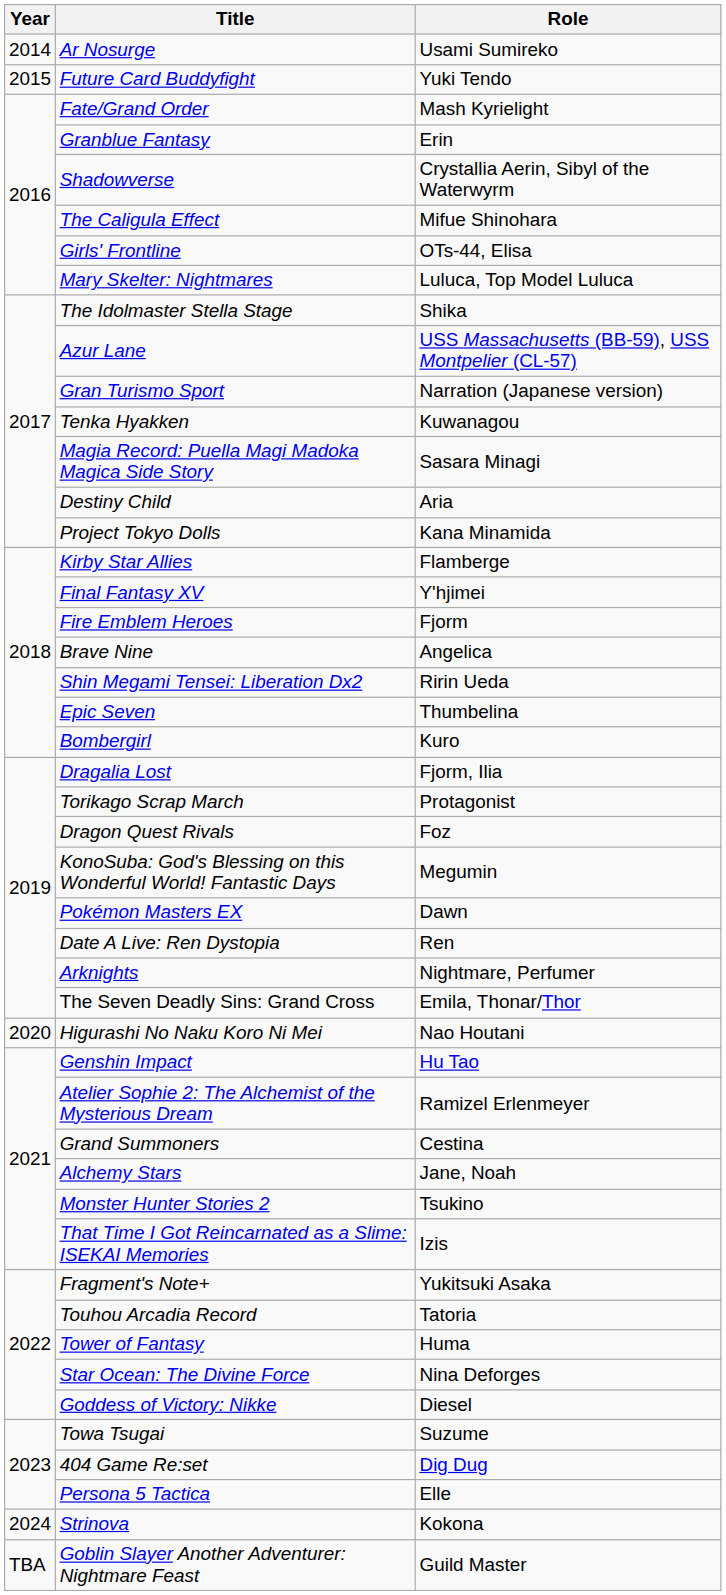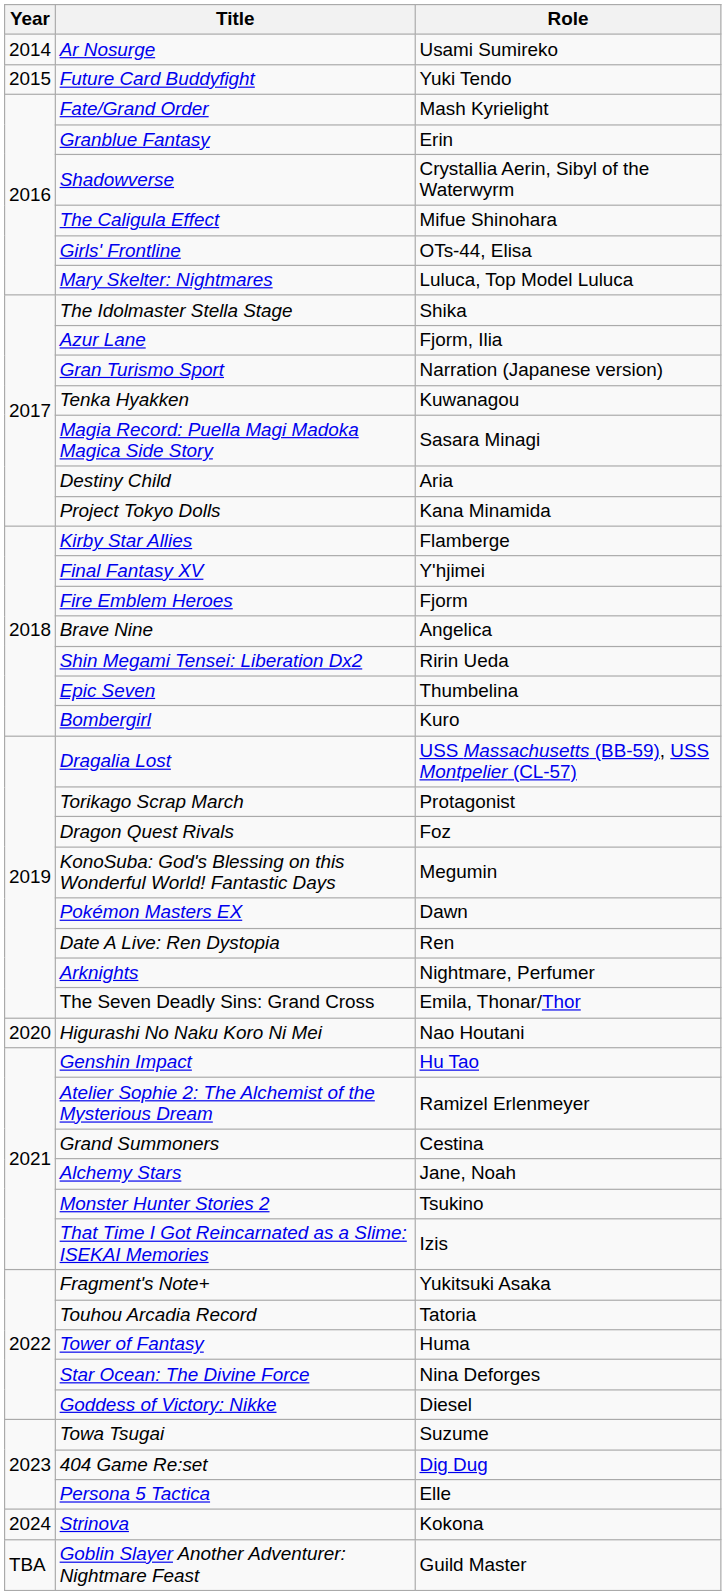(564, 350) USS Massachusetts (BB-59), USS Montpelier (CL-57) -> (461, 340) Fjorm, Ilia
(461, 771) Fjorm, Ilia -> (564, 761) USS Massachusetts (BB-59), USS Montpelier (CL-57)
